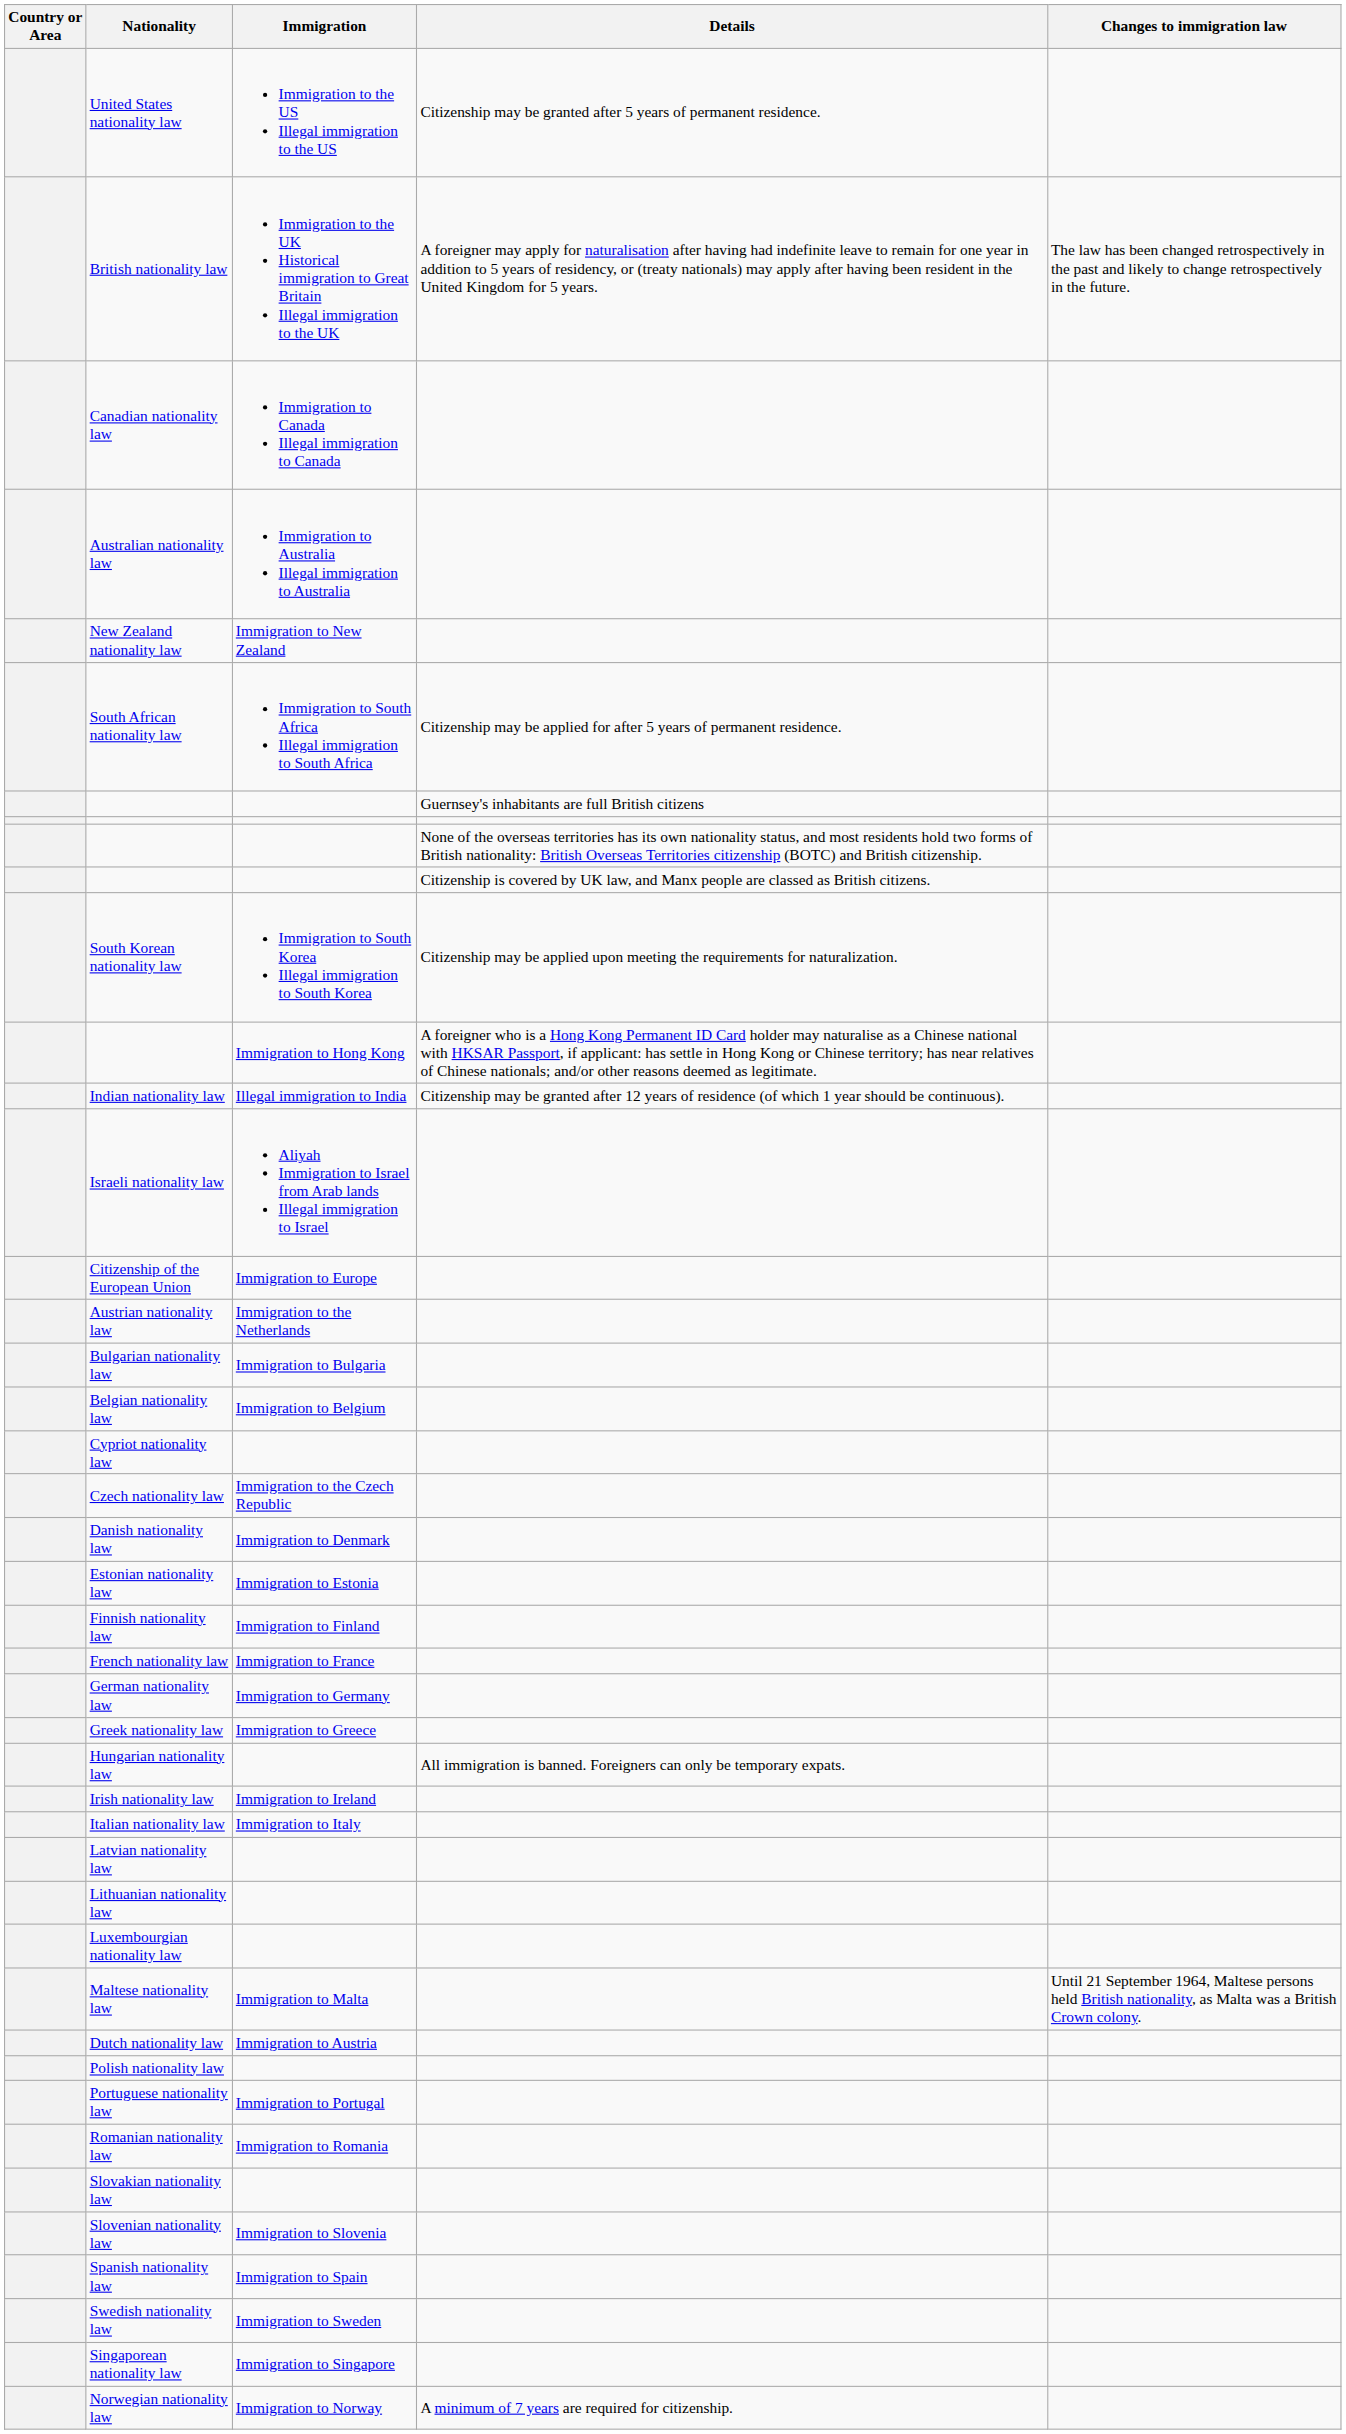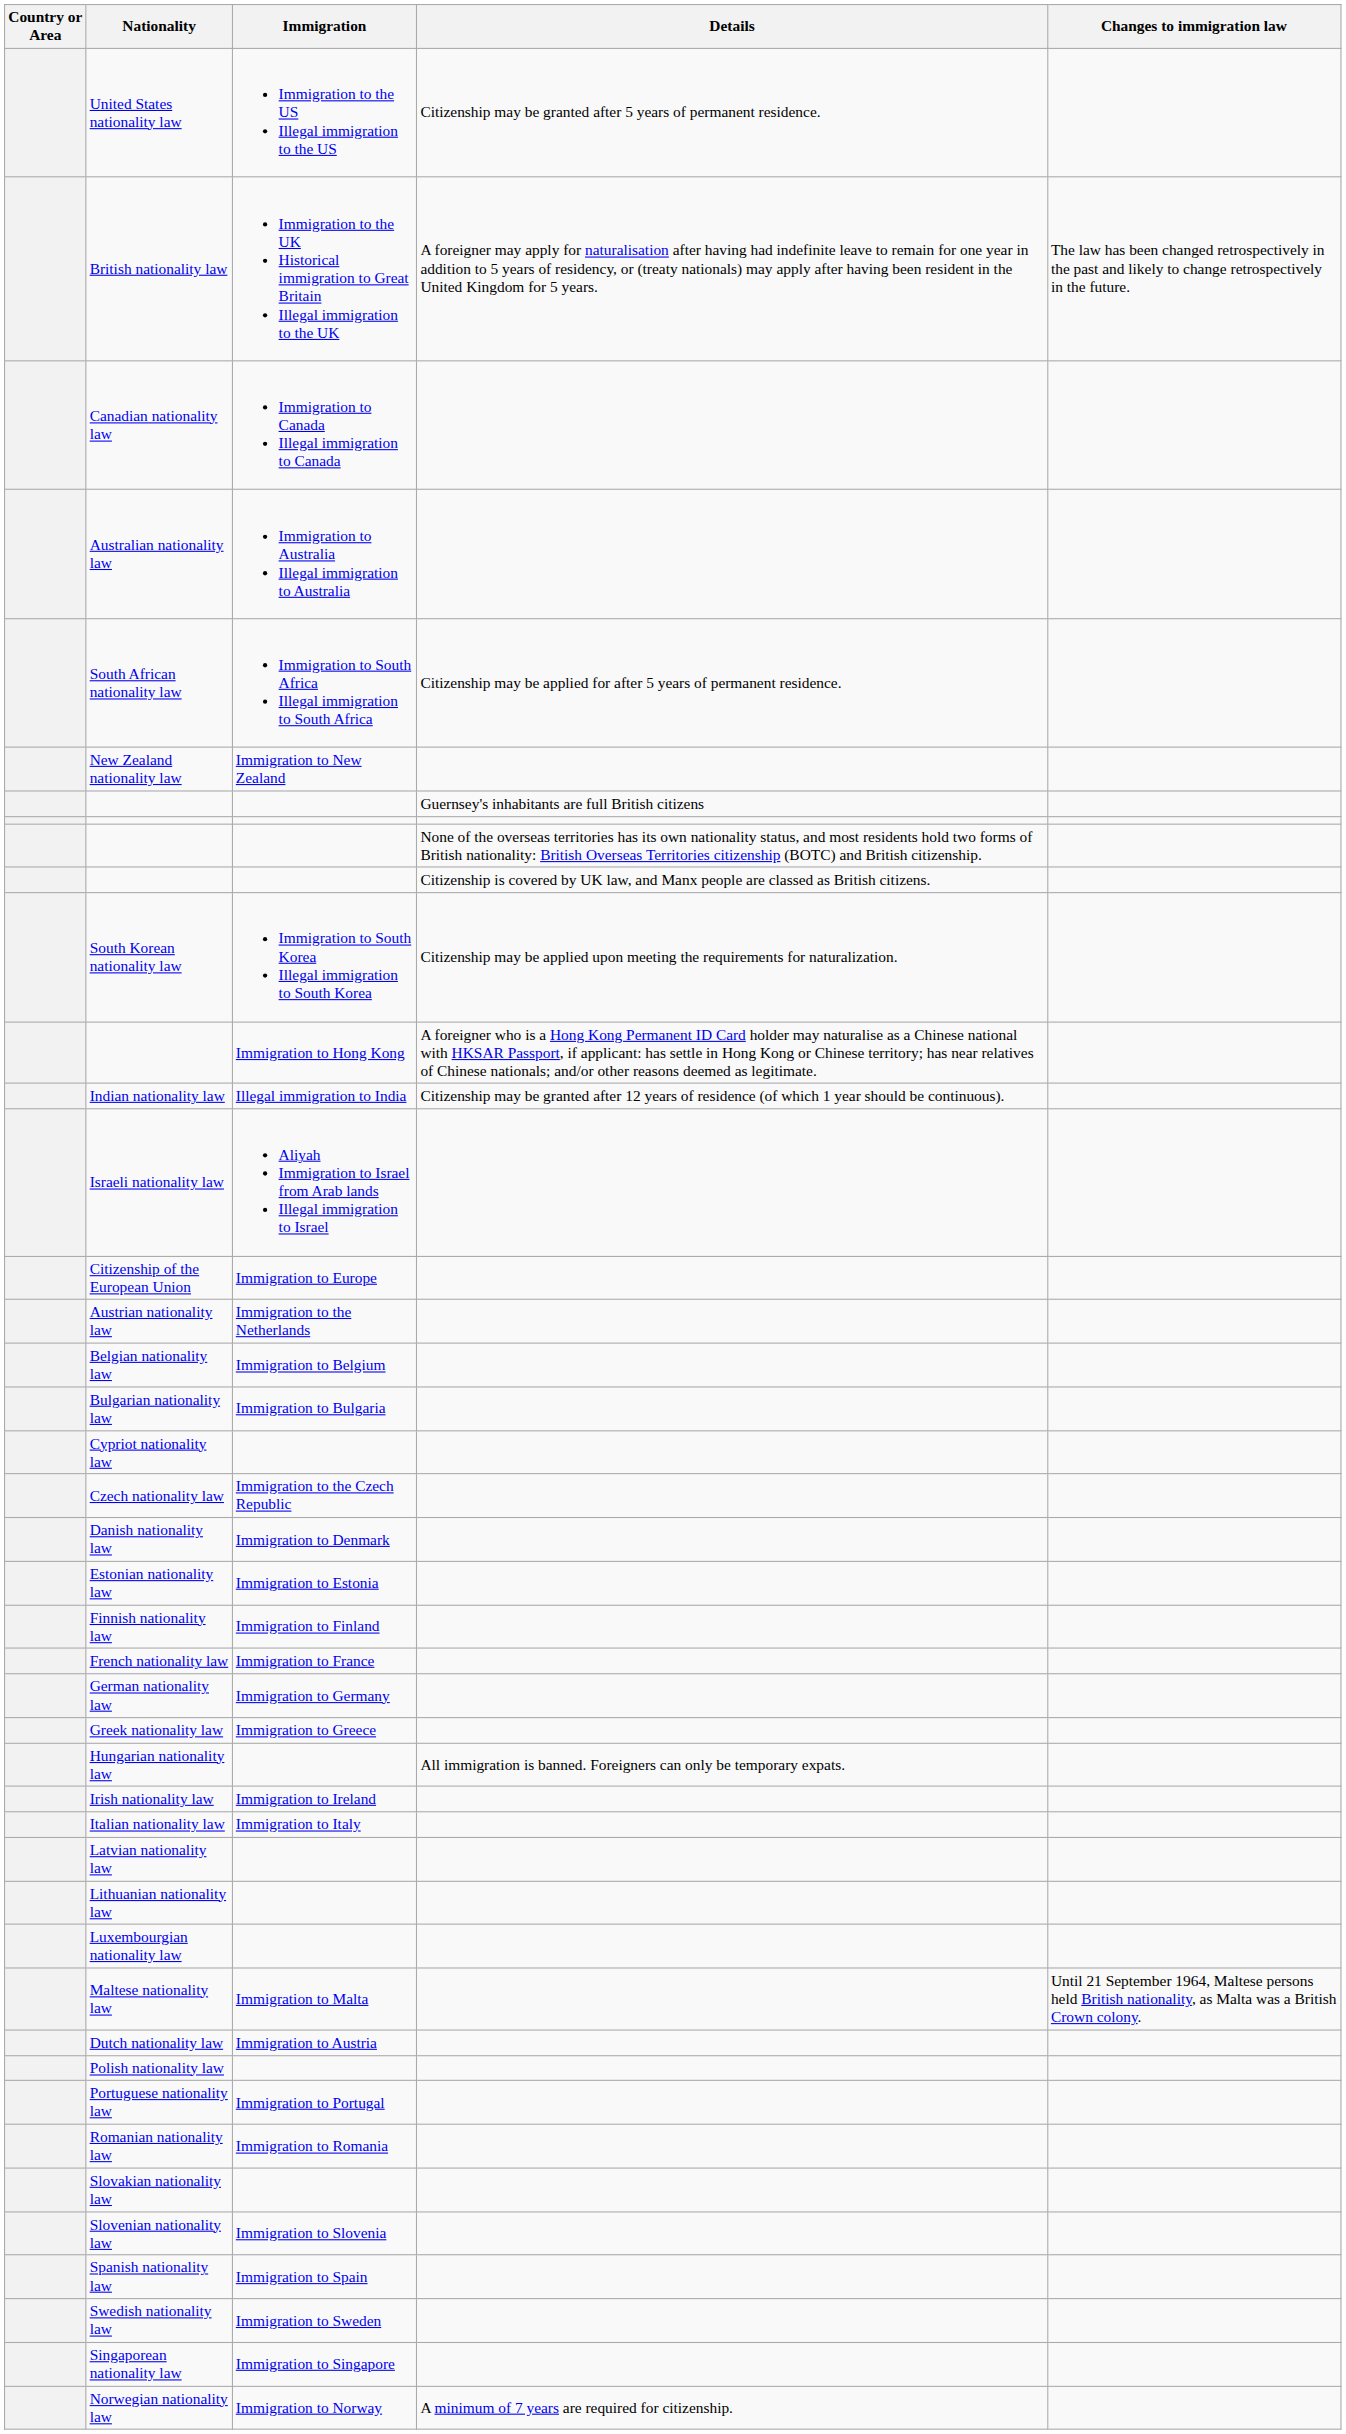rows swapped: (136, 640) <-> (136, 727)
rows swapped: (148, 1409) <-> (155, 1365)
